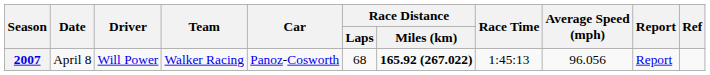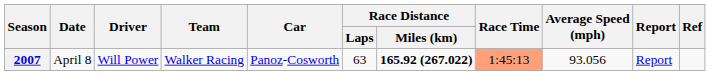(360, 59) 68 -> (360, 59) 63
(509, 59) no background -> (509, 59) lightsalmon background
(588, 59) 96.056 -> (588, 59) 93.056
